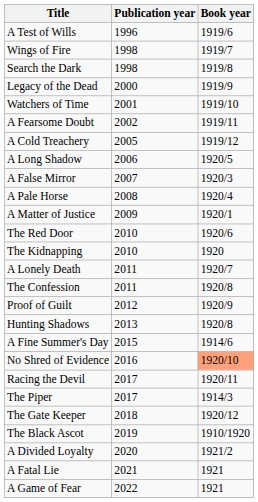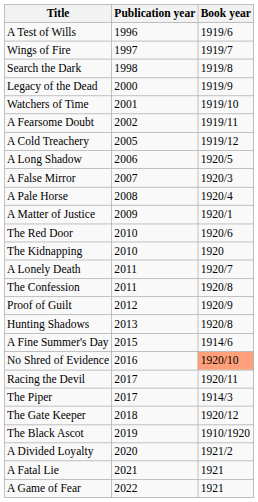(126, 50) 1998 -> (126, 50) 1997
